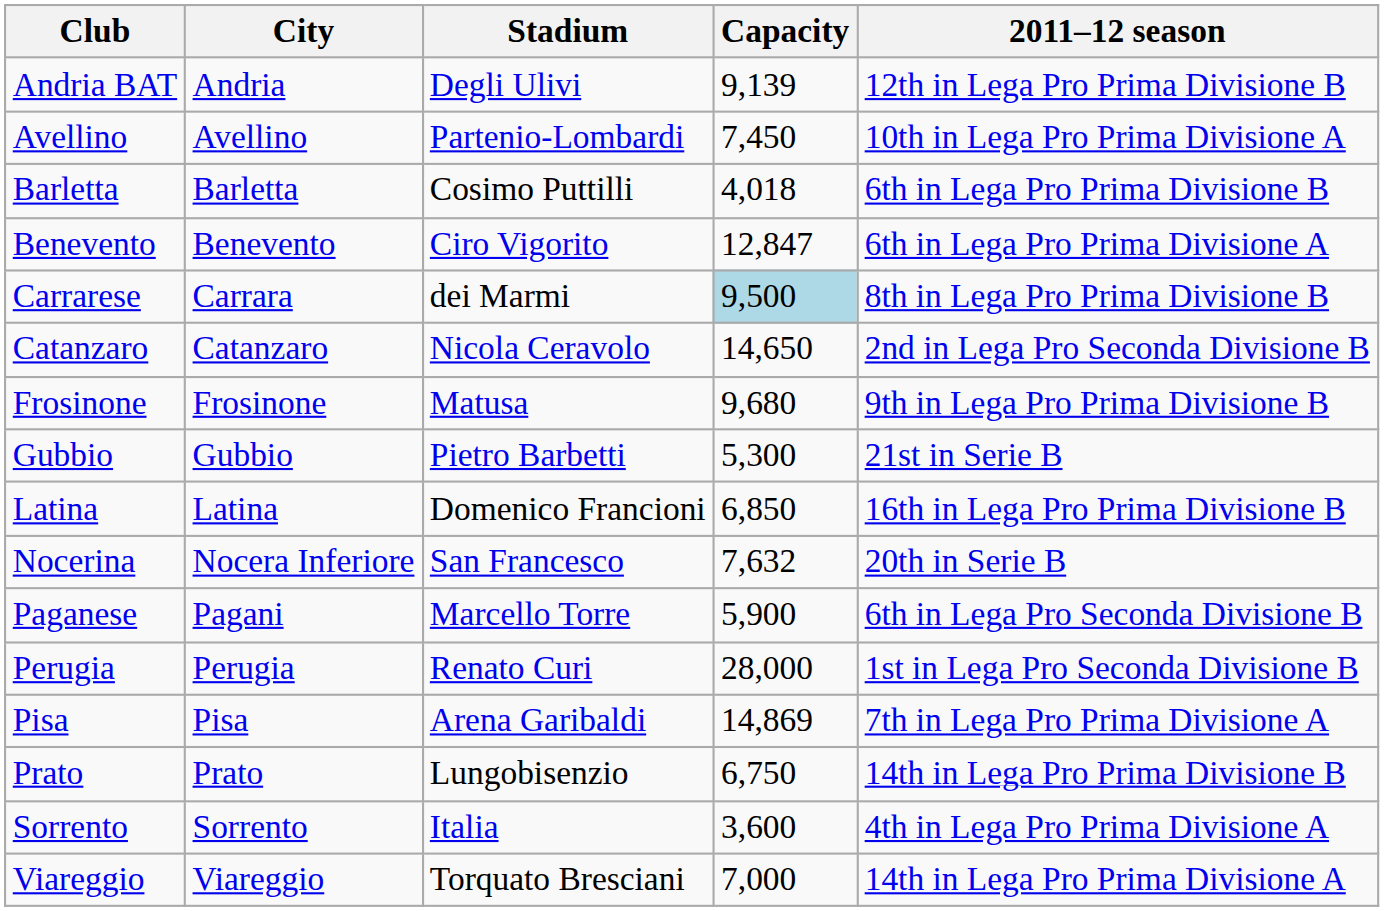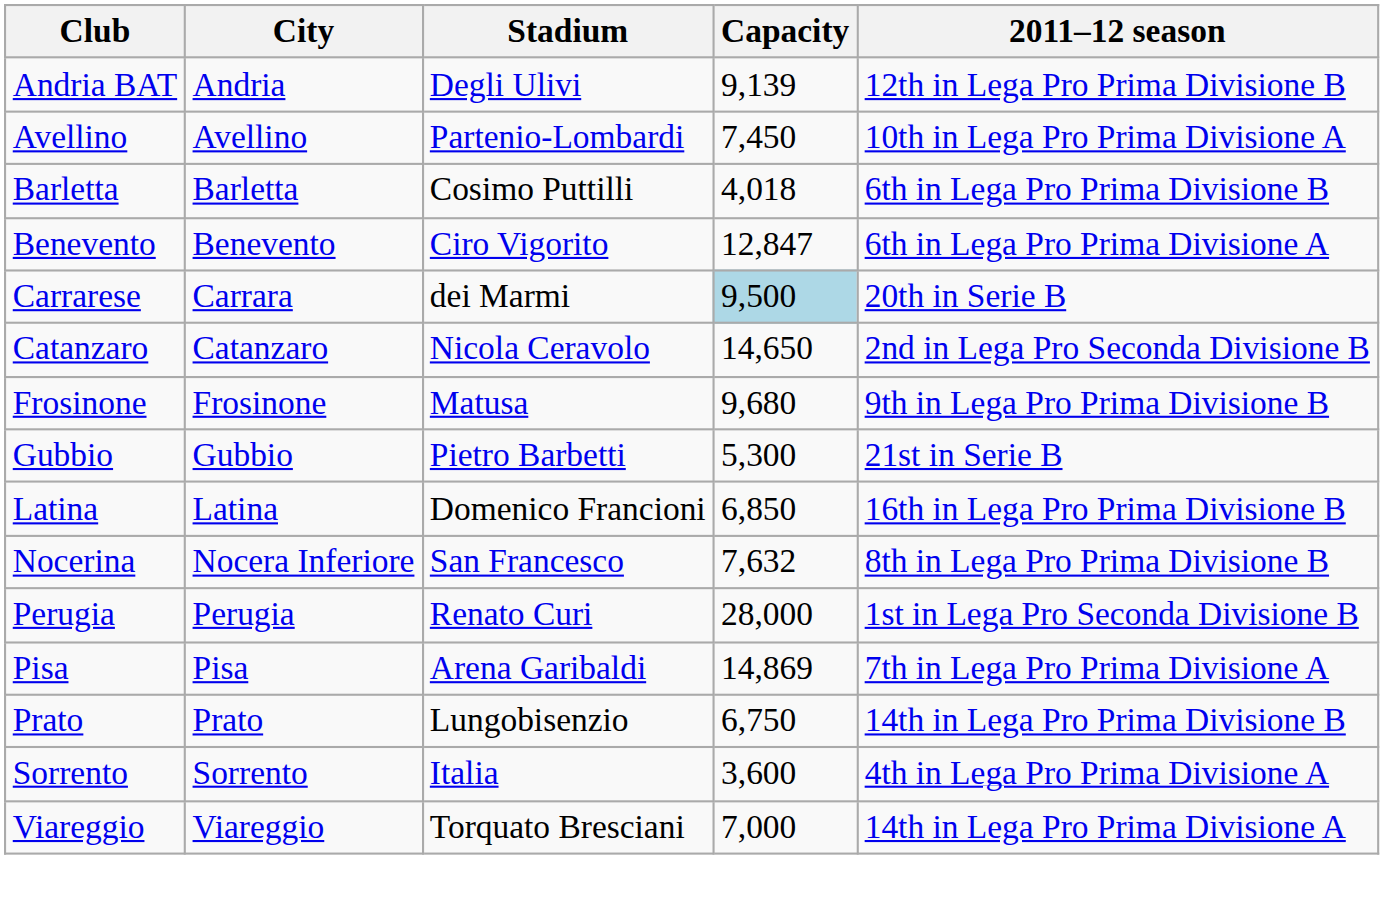(1097, 296) 8th in Lega Pro Prima Divisione B -> (965, 296) 20th in Serie B
(965, 561) 20th in Serie B -> (1097, 561) 8th in Lega Pro Prima Divisione B
- row: (75, 614)
